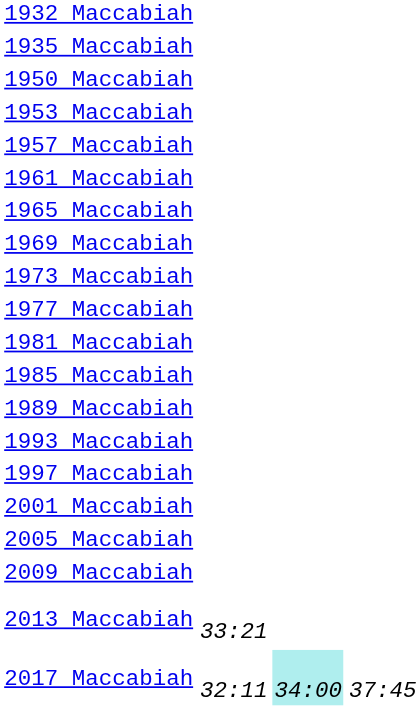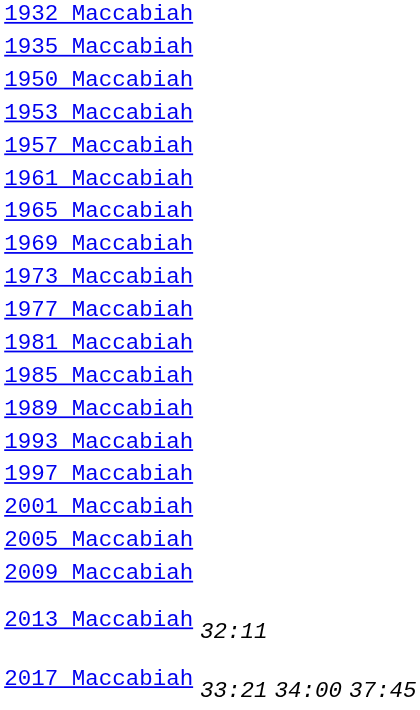(234, 632) 33:21 -> (234, 632) 32:11
(234, 691) 32:11 -> (234, 691) 33:21
(308, 691) paleturquoise background -> (308, 691) no background
